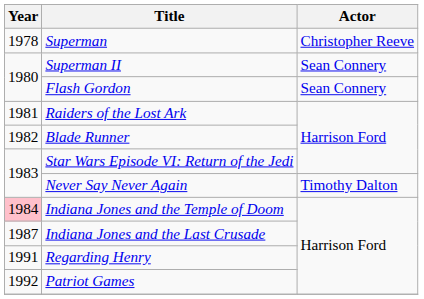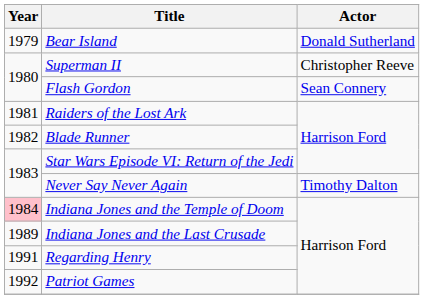- row: (76, 40)
+ row: (81, 40)
(343, 64) Sean Connery -> (357, 64) Christopher Reeve
(23, 233) 1987 -> (23, 233) 1989
